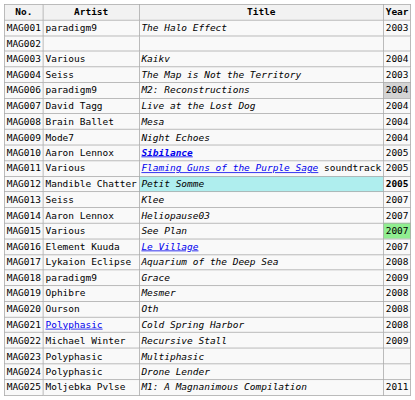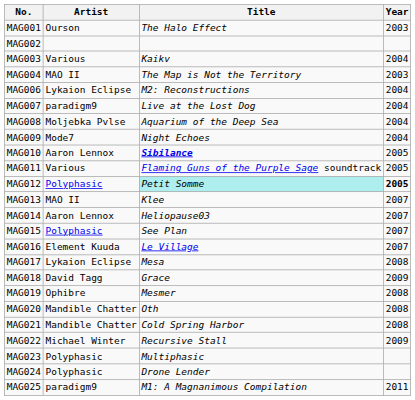(71, 28) paradigm9 -> (63, 28) Ourson
(60, 75) Seiss -> (63, 75) MAO II
(71, 90) paradigm9 -> (88, 90) Lykaion Eclipse
(397, 90) lightgrey background -> (397, 90) no background
(74, 106) David Tagg -> (71, 106) paradigm9
(80, 122) Brain Ballet -> (85, 122) Moljebka Pvlse
(153, 122) Mesa -> (210, 122) Aquarium of the Deep Sea
(91, 184) Mandible Chatter -> (74, 184) Polyphasic
(60, 200) Seiss -> (63, 200) MAO II
(65, 231) Various -> (74, 231) Polyphasic
(397, 231) lightgreen background -> (397, 231) no background
(210, 262) Aquarium of the Deep Sea -> (153, 262) Mesa
(71, 278) paradigm9 -> (74, 278) David Tagg
(63, 309) Ourson -> (91, 309) Mandible Chatter
(74, 325) Polyphasic -> (91, 325) Mandible Chatter
(85, 387) Moljebka Pvlse -> (71, 387) paradigm9
